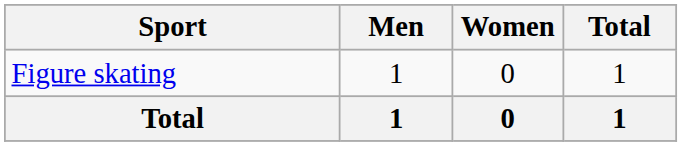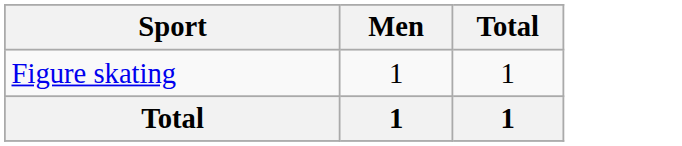- column: (508, 27)
